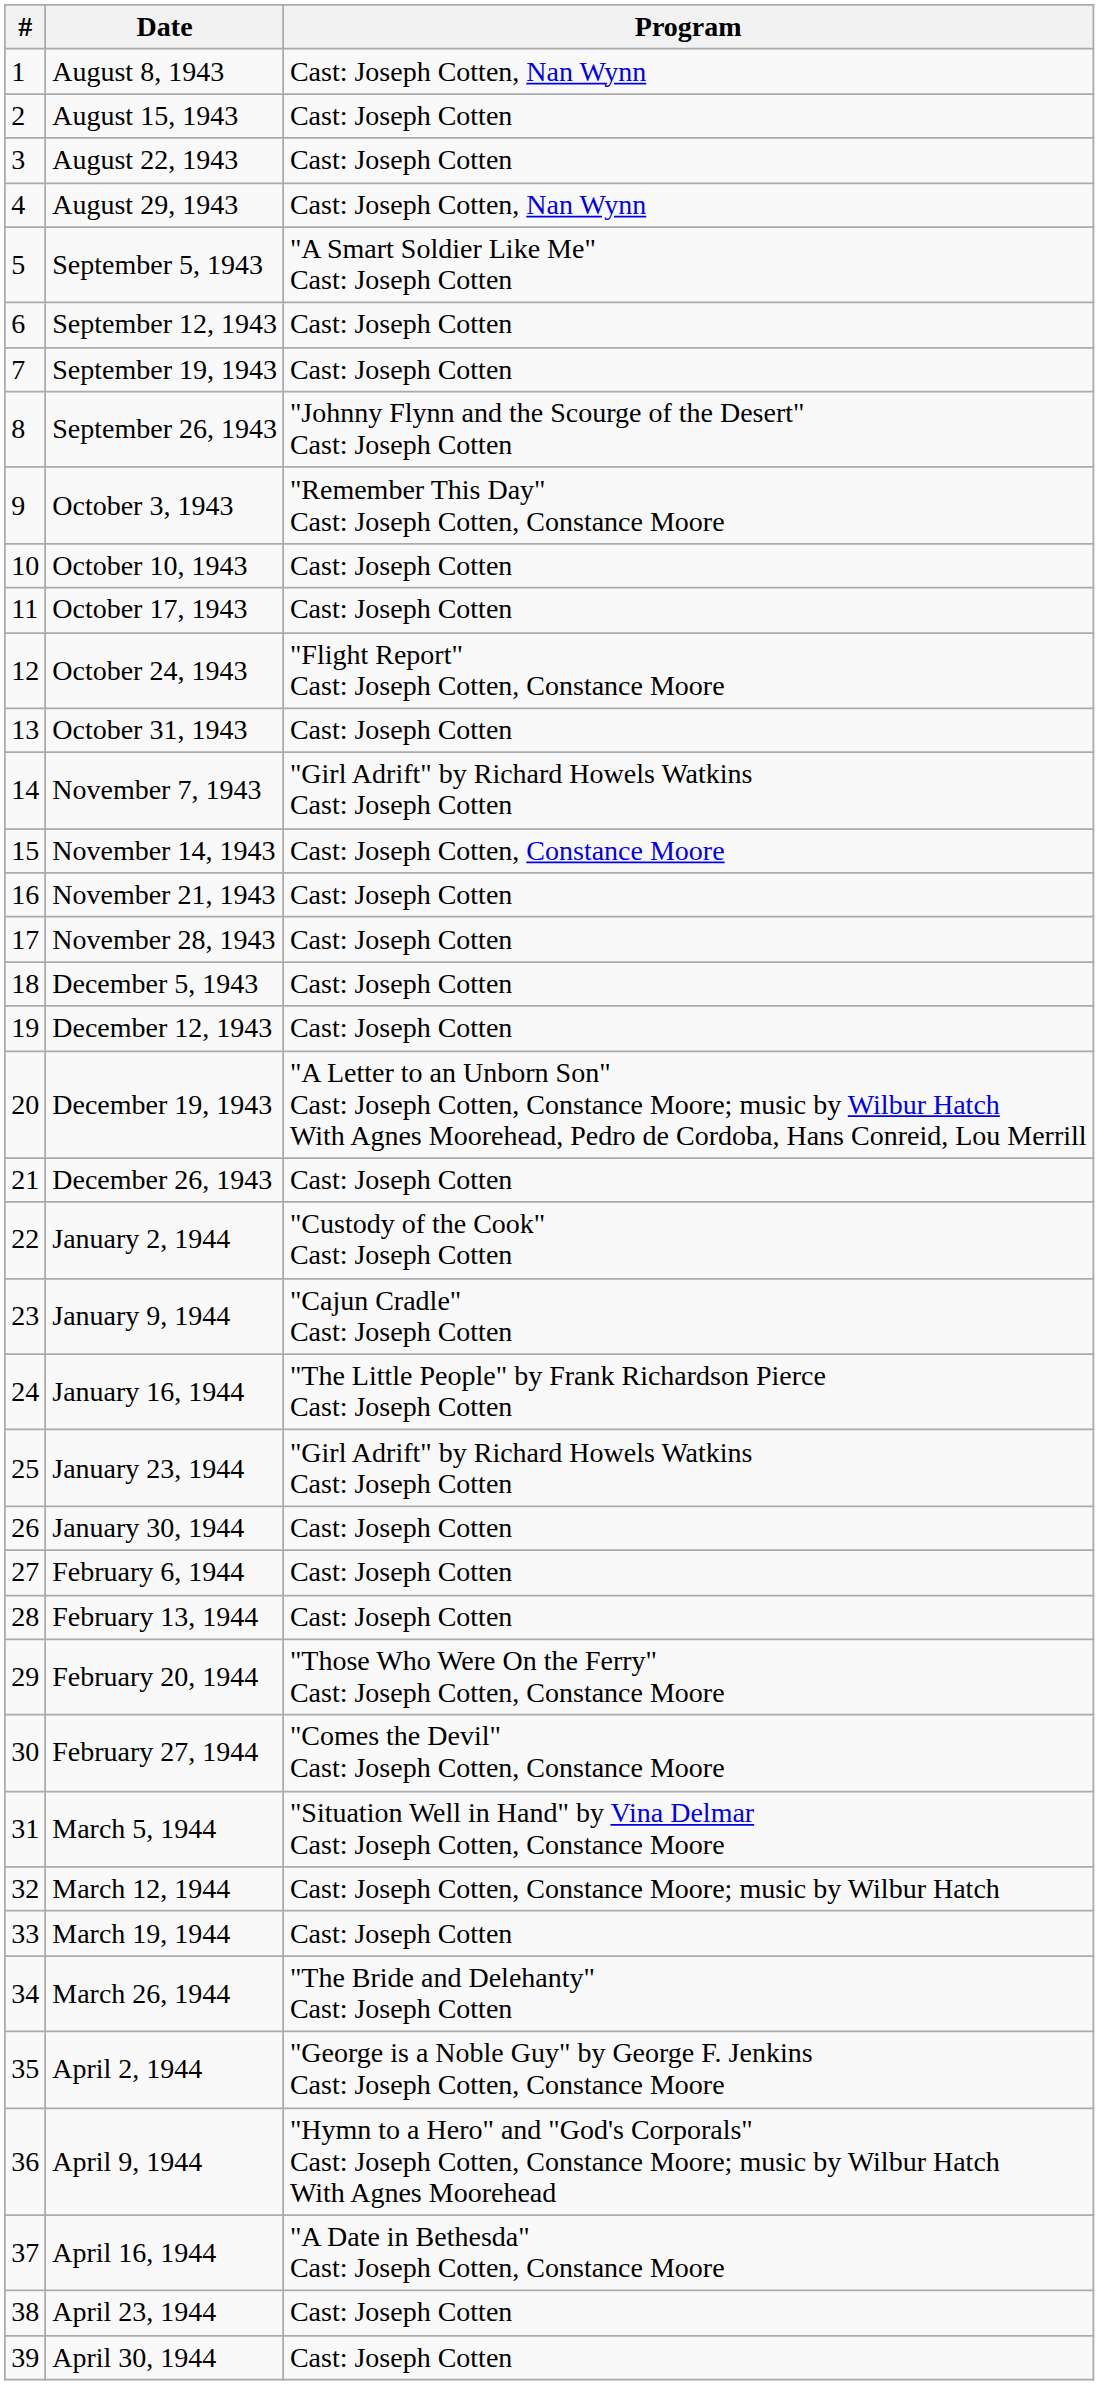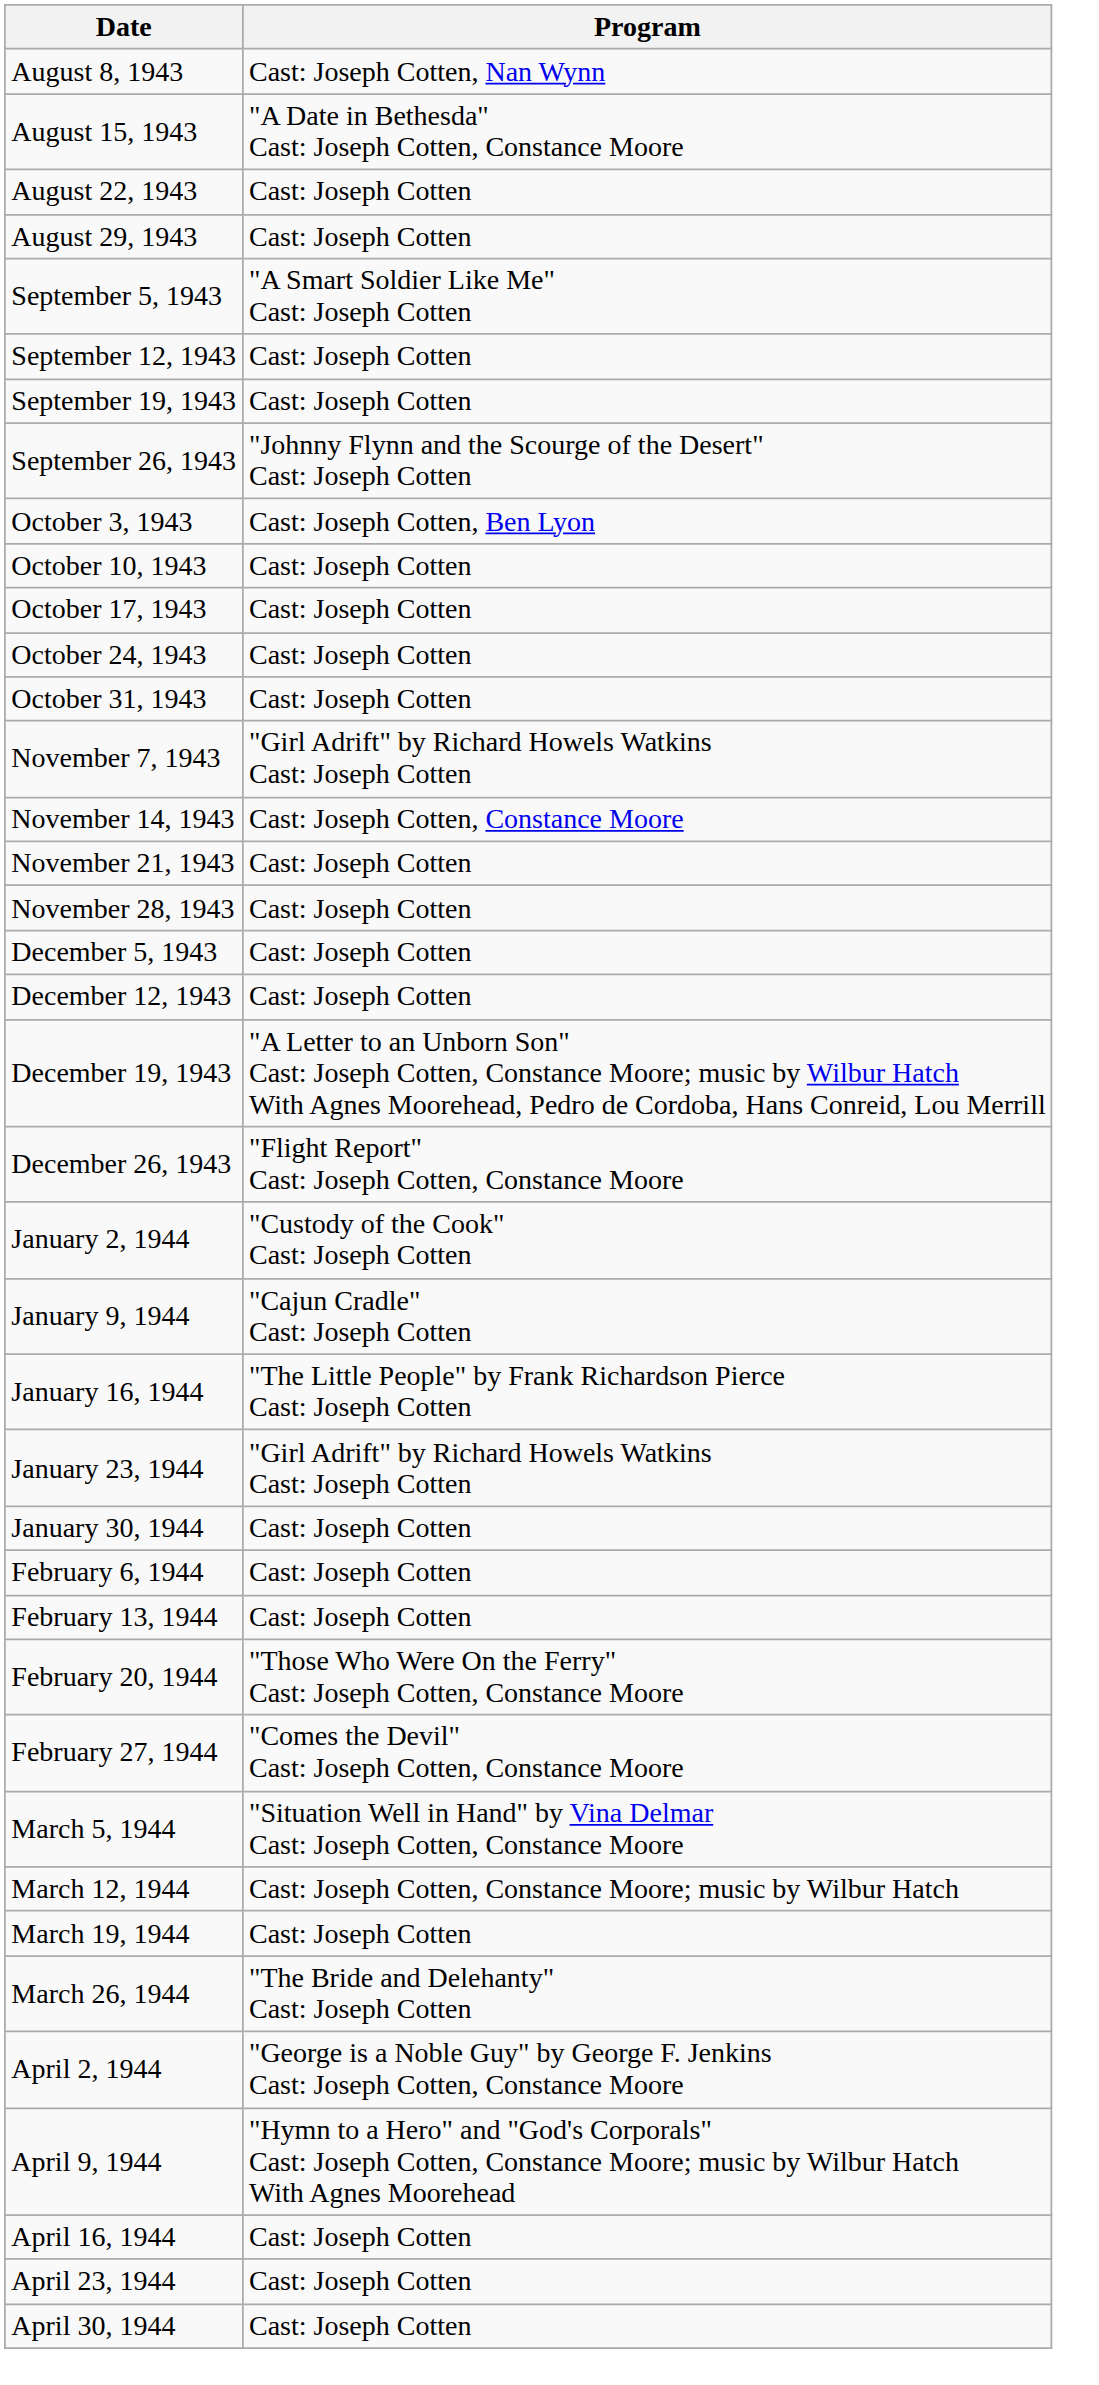- column: (25, 26)
(401, 115) Cast: Joseph Cotten -> (466, 131) "A Date in Bethesda" Cast: Joseph Cotten, Constance Moore
(468, 204) Cast: Joseph Cotten, Nan Wynn -> (360, 235) Cast: Joseph Cotten
(507, 505) "Remember This Day" Cast: Joseph Cotten, Constance Moore -> (422, 520) Cast: Joseph Cotten, Ben Lyon
(507, 669) "Flight Report" Cast: Joseph Cotten, Constance Moore -> (360, 654) Cast: Joseph Cotten
(401, 1179) Cast: Joseph Cotten -> (466, 1163) "Flight Report" Cast: Joseph Cotten, Constance Moore
(507, 2252) "A Date in Bethesda" Cast: Joseph Cotten, Constance Moore -> (360, 2236) Cast: Joseph Cotten
